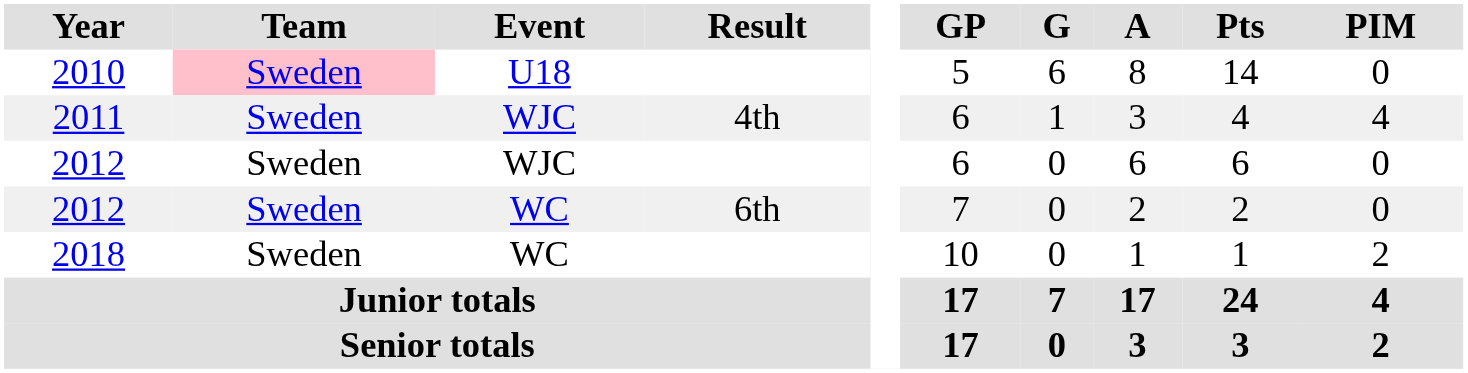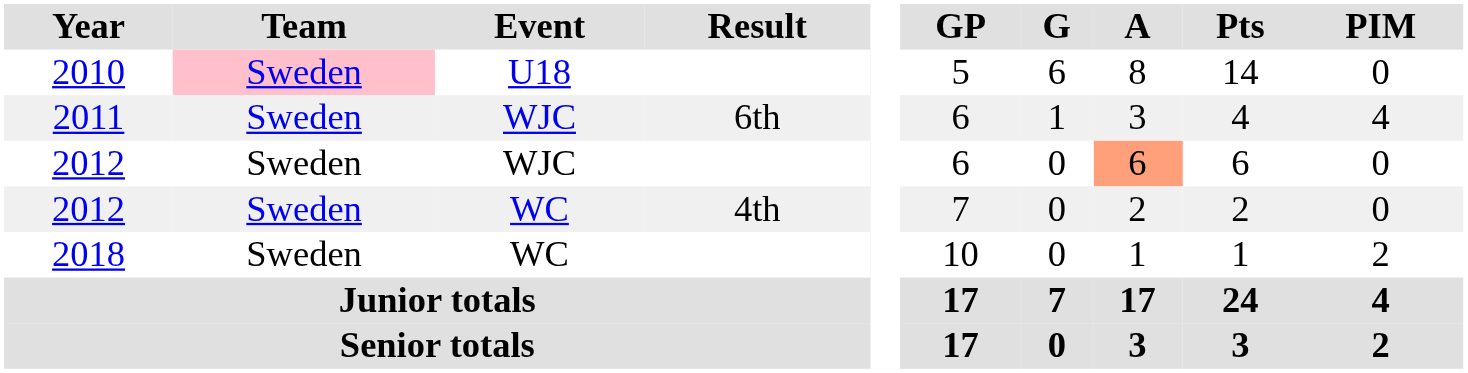(757, 117) 4th -> (757, 117) 6th
(1137, 162) no background -> (1137, 162) lightsalmon background
(757, 208) 6th -> (757, 208) 4th
